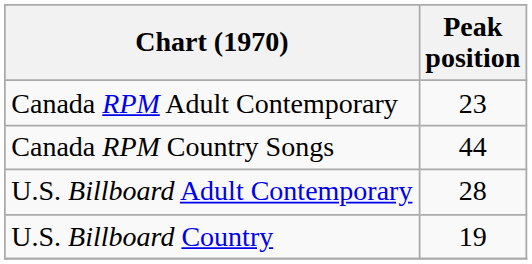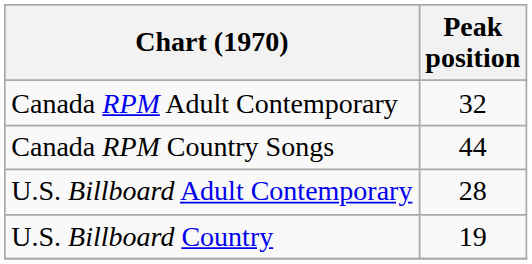(473, 102) 23 -> (473, 102) 32
